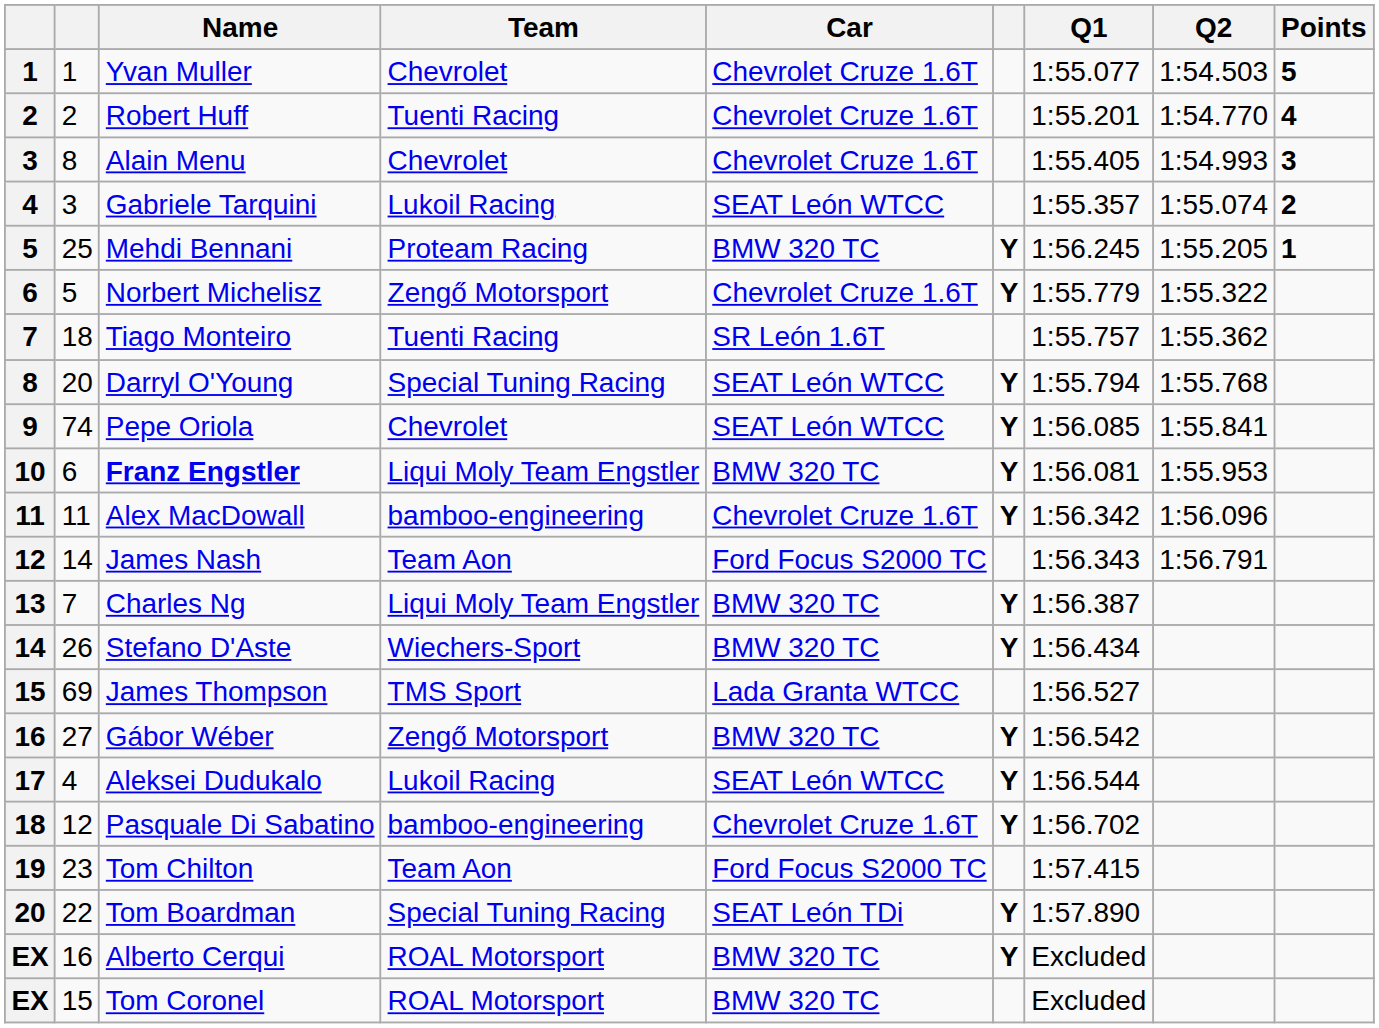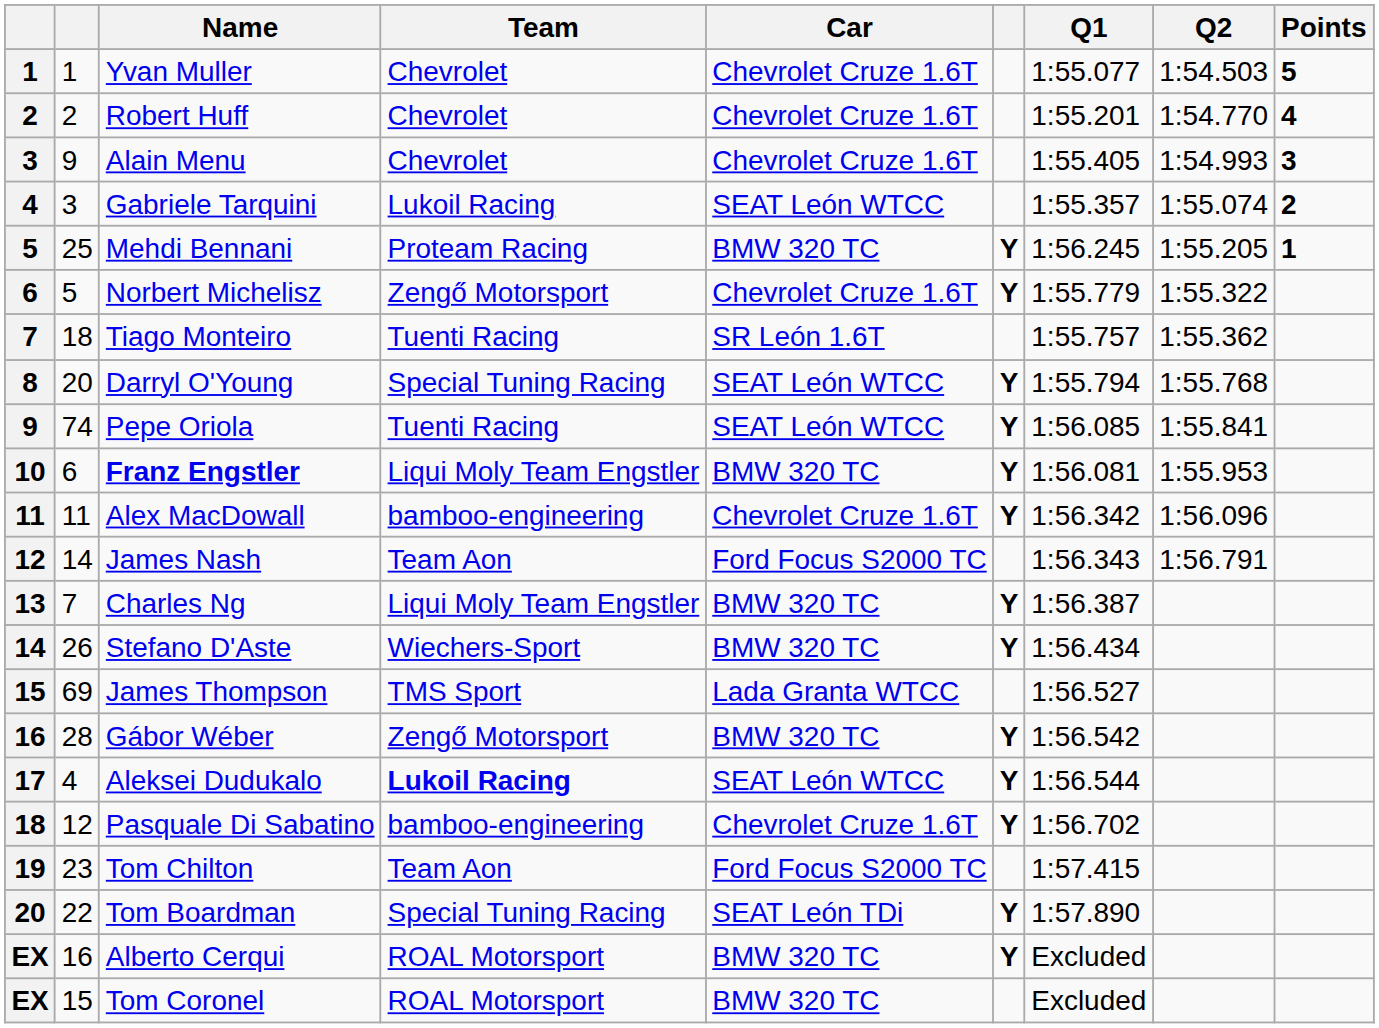(473, 116) Tuenti Racing -> (447, 116) Chevrolet
(69, 160) 8 -> (69, 160) 9
(447, 426) Chevrolet -> (473, 426) Tuenti Racing
(77, 736) 27 -> (77, 736) 28
(471, 780) normal -> (479, 780) bold
